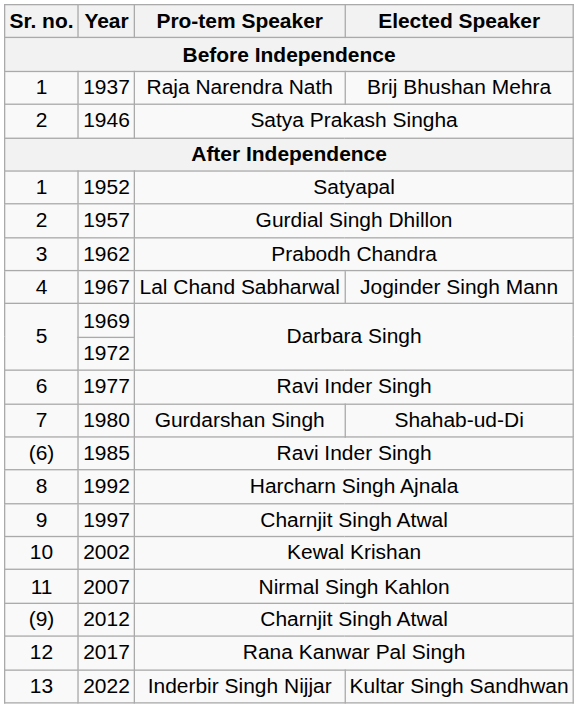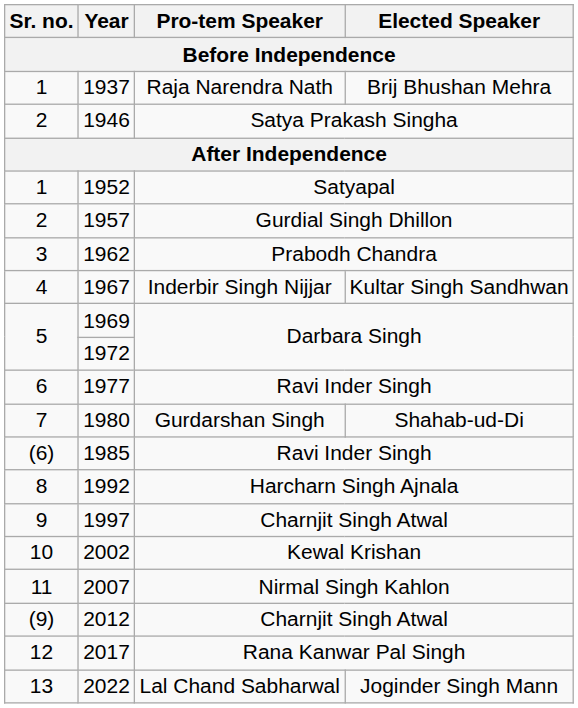(240, 287) Lal Chand Sabharwal -> (240, 287) Inderbir Singh Nijjar
(459, 287) Joginder Singh Mann -> (459, 287) Kultar Singh Sandhwan
(240, 685) Inderbir Singh Nijjar -> (240, 685) Lal Chand Sabharwal
(459, 685) Kultar Singh Sandhwan -> (459, 685) Joginder Singh Mann
